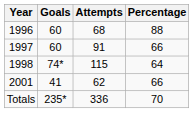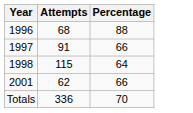- column: (55, 13)
